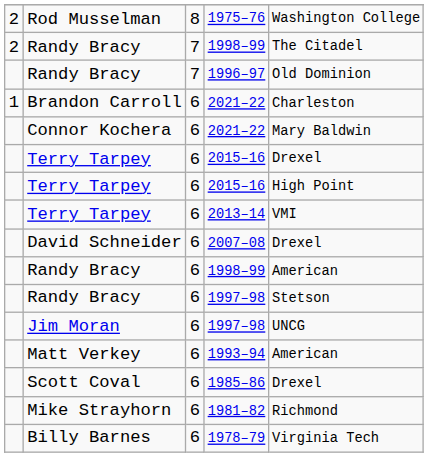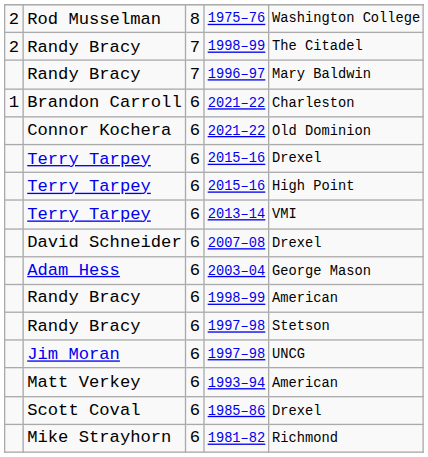(321, 75) Old Dominion -> (321, 75) Mary Baldwin
(321, 131) Mary Baldwin -> (321, 131) Old Dominion
+ row: (74, 270)
- row: (89, 438)
